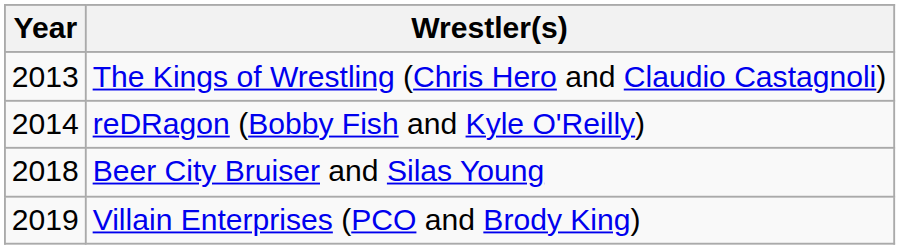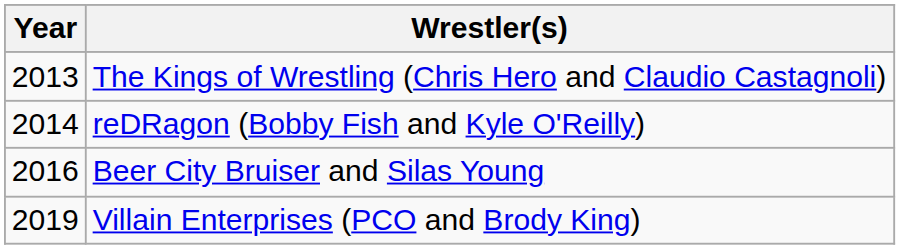(45, 171) 2018 -> (45, 171) 2016
